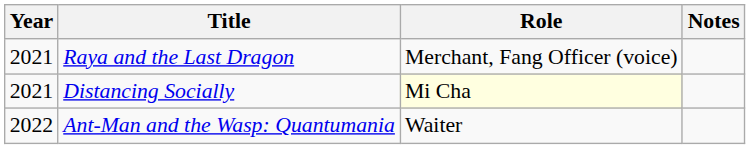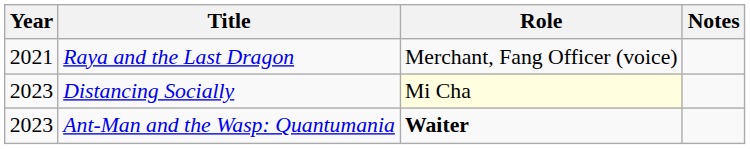(31, 90) 2021 -> (31, 90) 2023
(31, 125) 2022 -> (31, 125) 2023
(434, 125) normal -> (437, 125) bold
